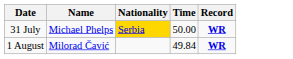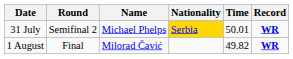+ column: (73, 12)
(184, 29) 50.00 -> (237, 29) 50.01
(184, 45) 49.84 -> (237, 45) 49.82
